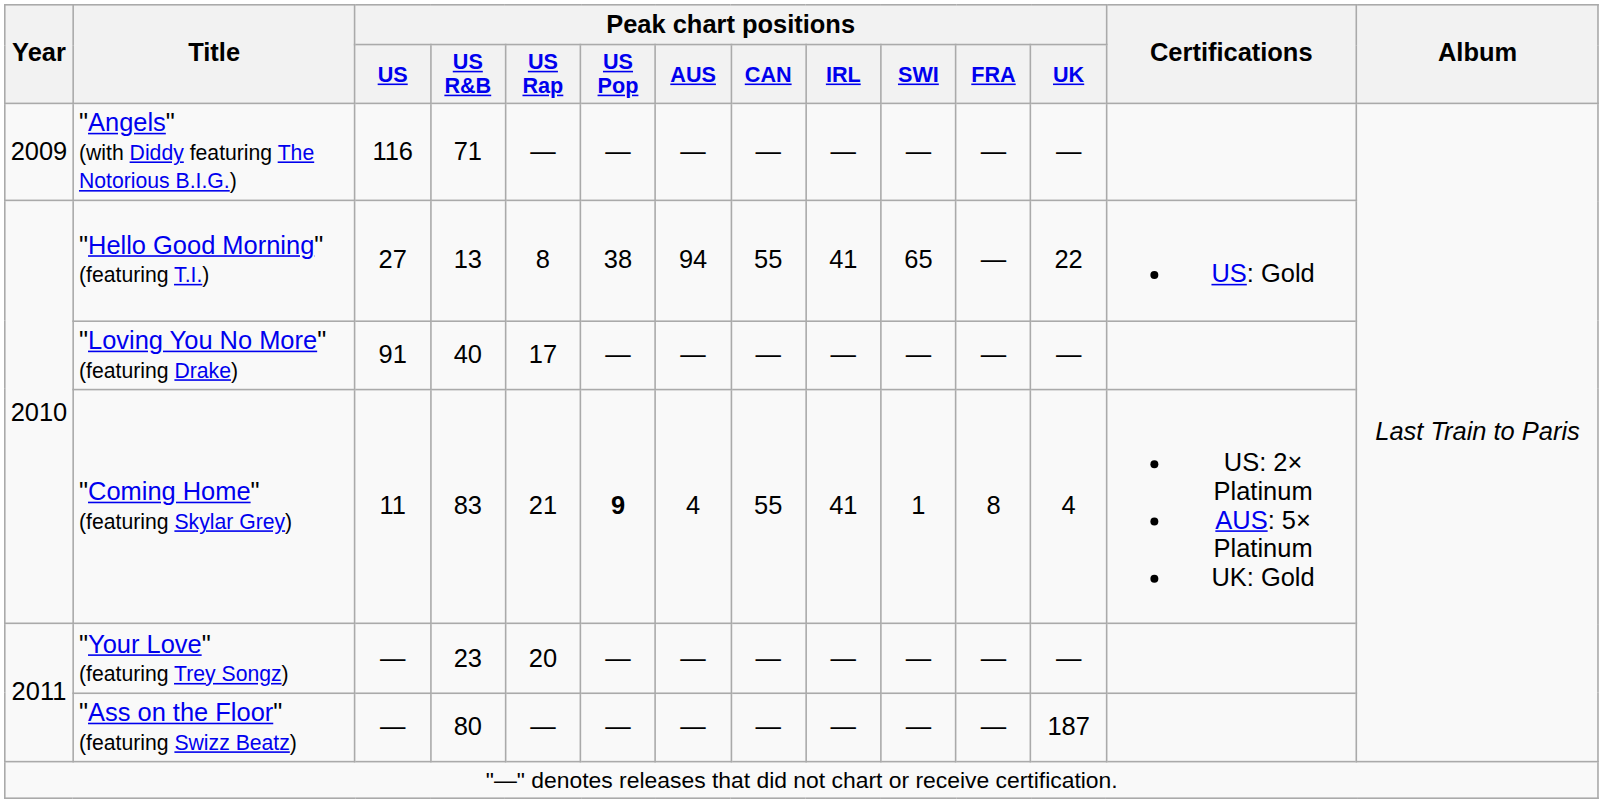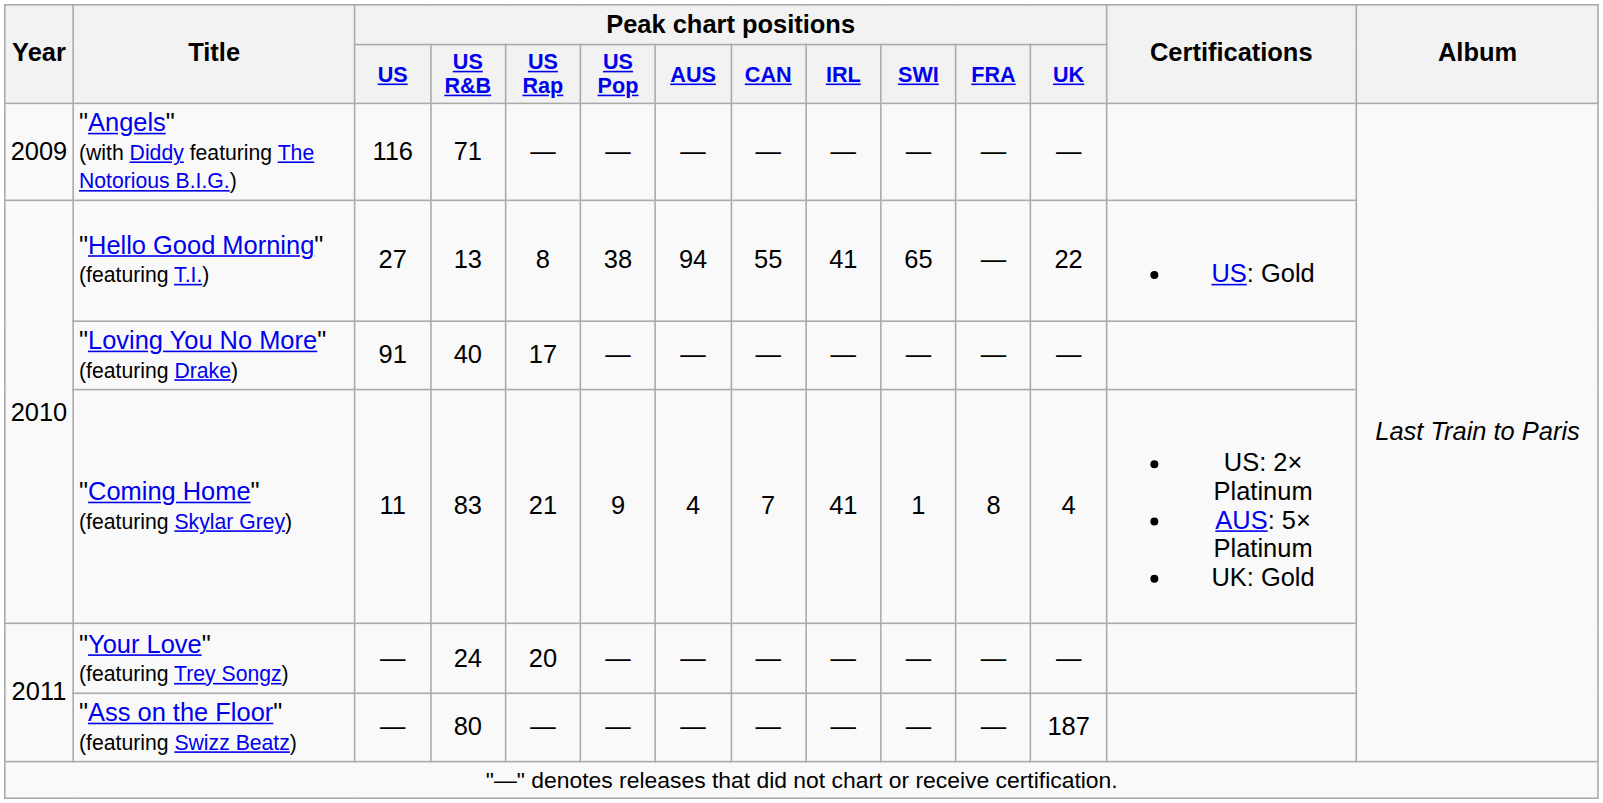(618, 506) bold -> (618, 506) normal
(768, 506) 55 -> (768, 506) 7
(468, 657) 23 -> (468, 657) 24
